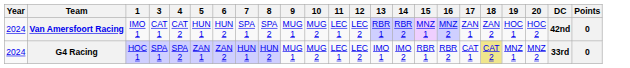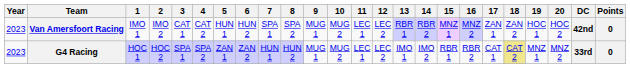+ column: (161, 11)
(16, 29) 2024 -> (16, 29) 2023
(16, 52) 2024 -> (16, 52) 2023
